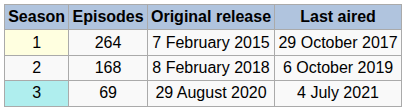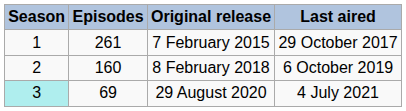(37, 42) lightyellow background -> (37, 42) no background
(108, 42) 264 -> (108, 42) 261
(108, 67) 168 -> (108, 67) 160
